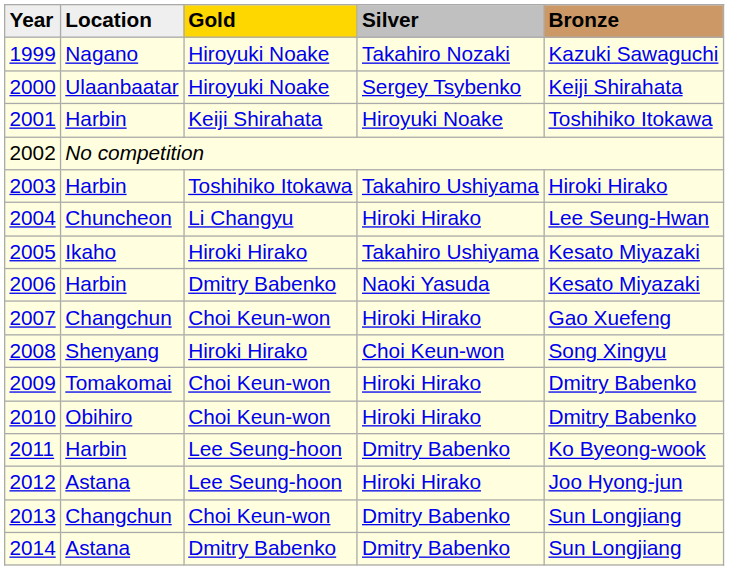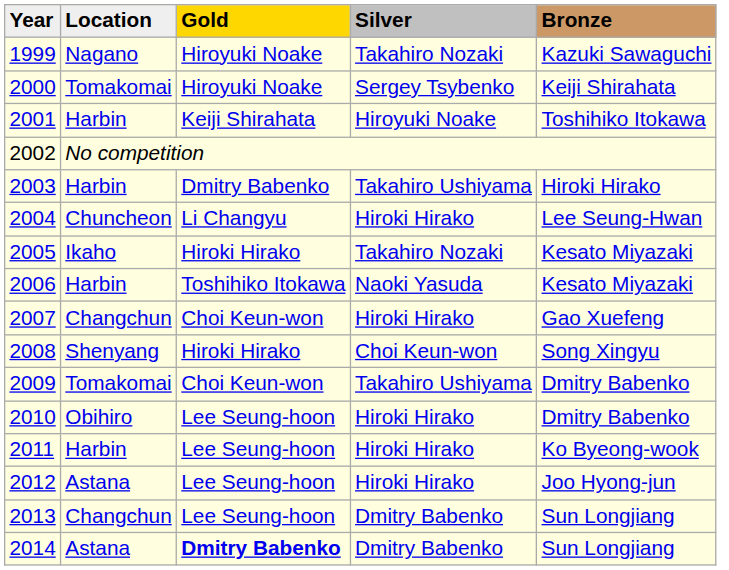(122, 86) Ulaanbaatar -> (118, 86) Tomakomai
(270, 185) Toshihiko Itokawa -> (255, 185) Dmitry Babenko
(450, 251) Takahiro Ushiyama -> (429, 251) Takahiro Nozaki
(262, 284) Dmitry Babenko -> (263, 284) Toshihiko Itokawa
(422, 383) Hiroki Hirako -> (444, 383) Takahiro Ushiyama
(259, 416) Choi Keun-won -> (258, 416) Lee Seung-hoon
(436, 449) Dmitry Babenko -> (415, 449) Hiroki Hirako
(259, 515) Choi Keun-won -> (258, 515) Lee Seung-hoon
(262, 548) normal -> (261, 548) bold
